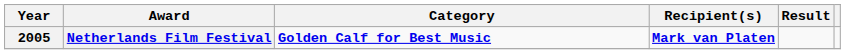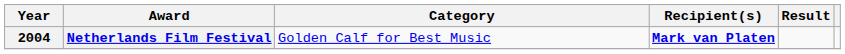(34, 38) 2005 -> (34, 38) 2004
(385, 38) bold -> (385, 38) normal
